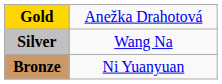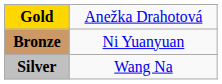rows swapped: (37, 41) <-> (37, 66)
